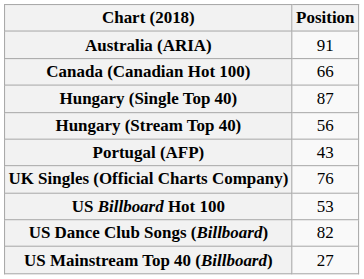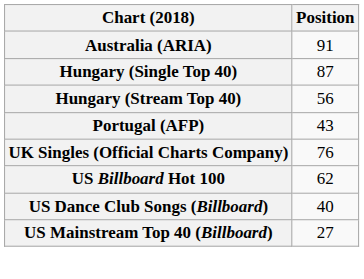- row: (148, 71)
(325, 206) 53 -> (325, 179) 62
(325, 233) 82 -> (325, 206) 40
